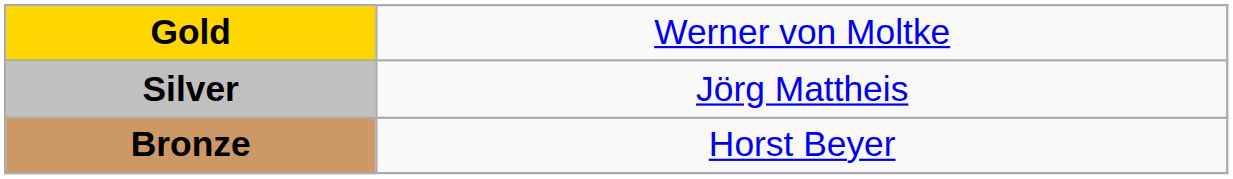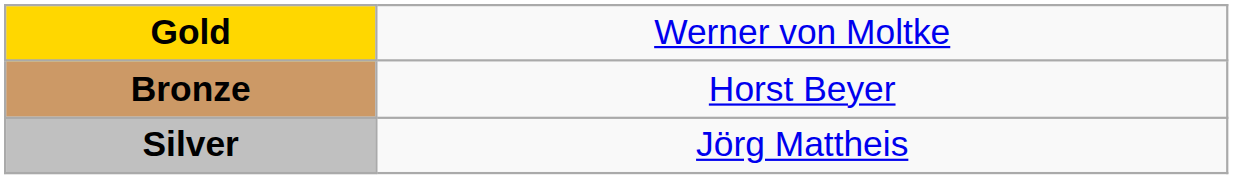rows swapped: (191, 88) <-> (191, 144)
